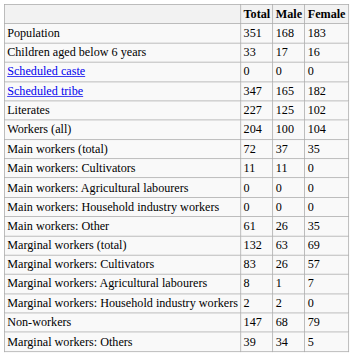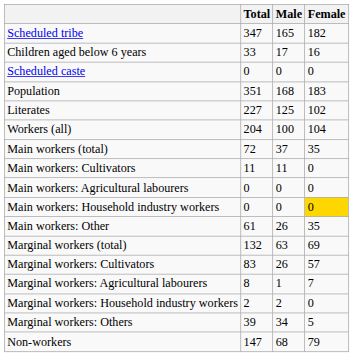rows swapped: (34, 33) <-> (45, 91)
(311, 206) no background -> (311, 206) gold background
rows swapped: (70, 341) <-> (39, 322)
